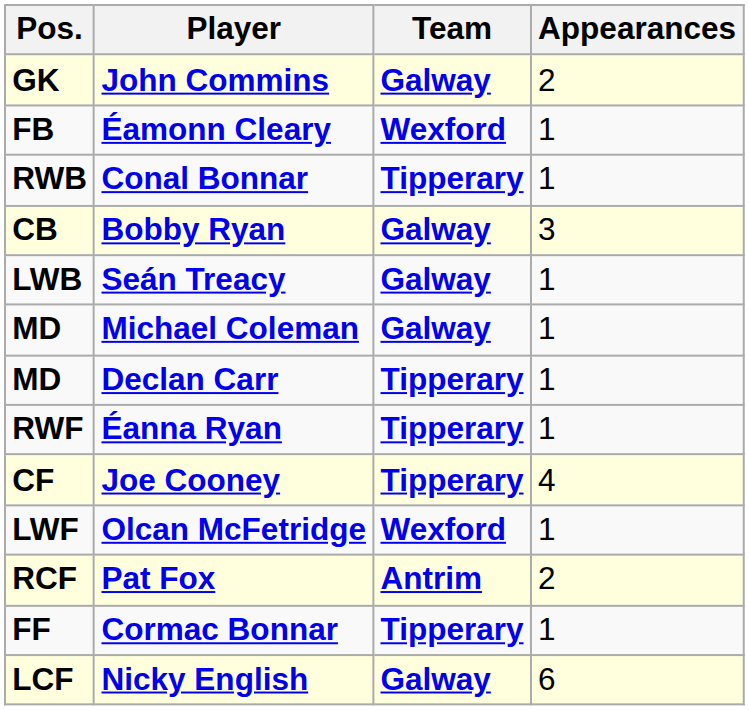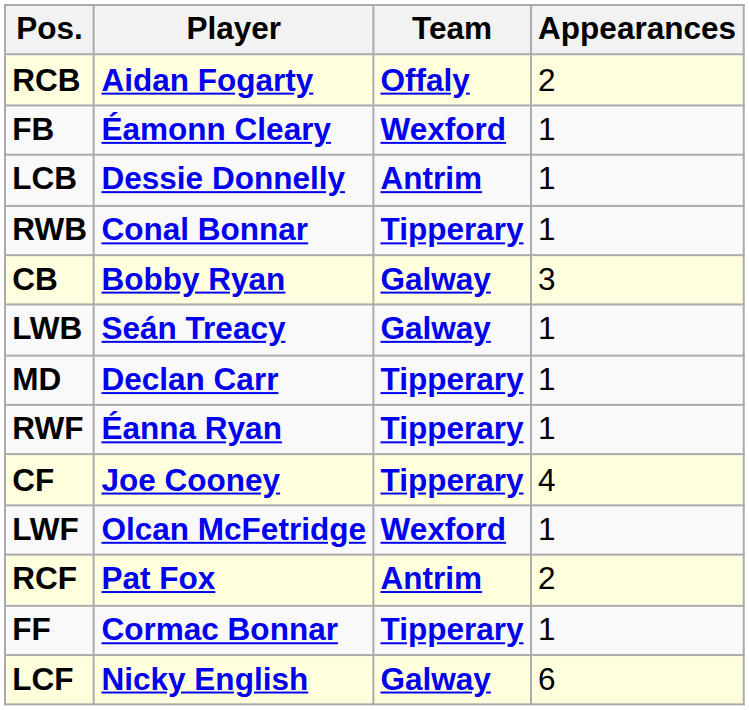- row: (215, 79)
+ row: (207, 79)
+ row: (223, 179)
- row: (230, 329)
